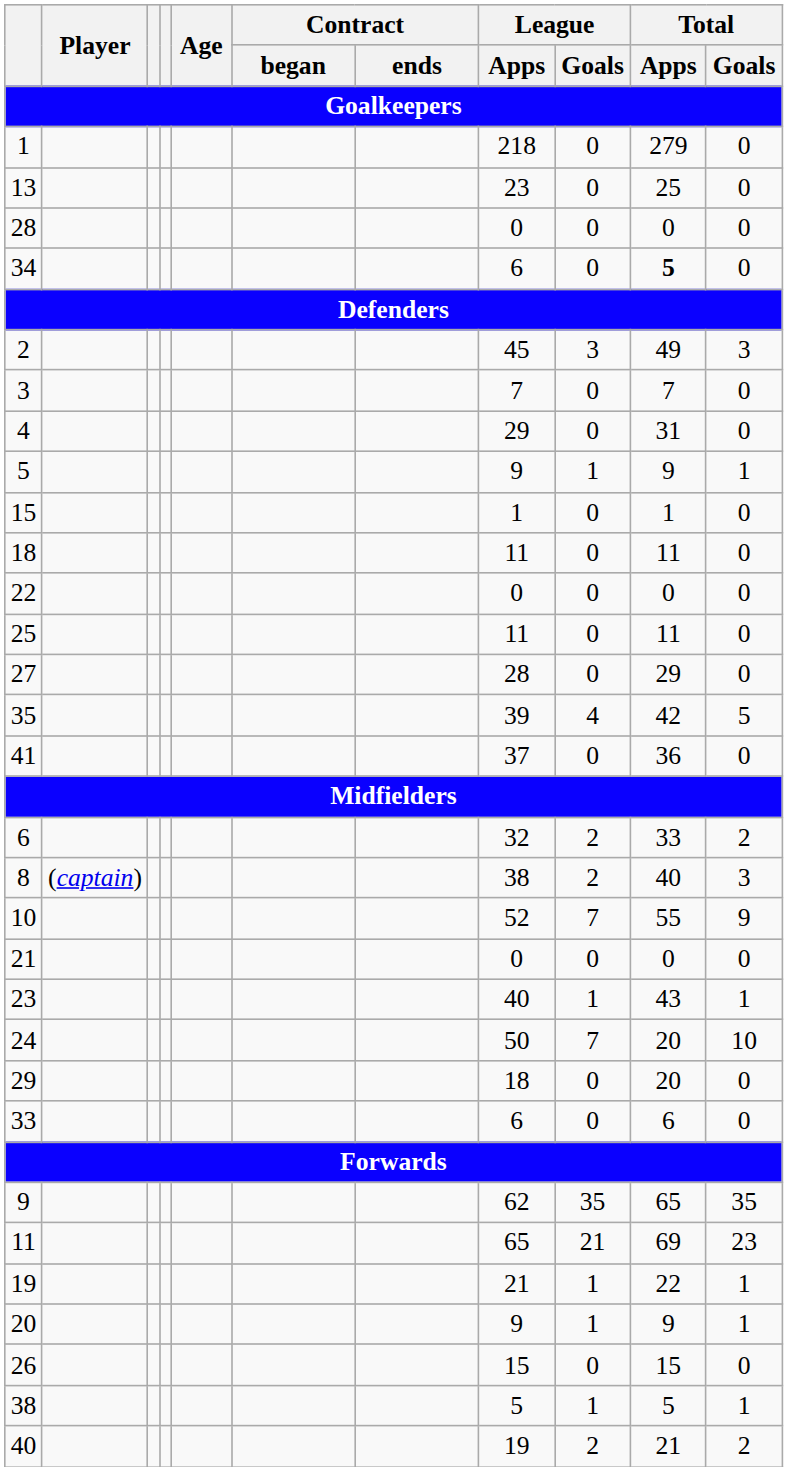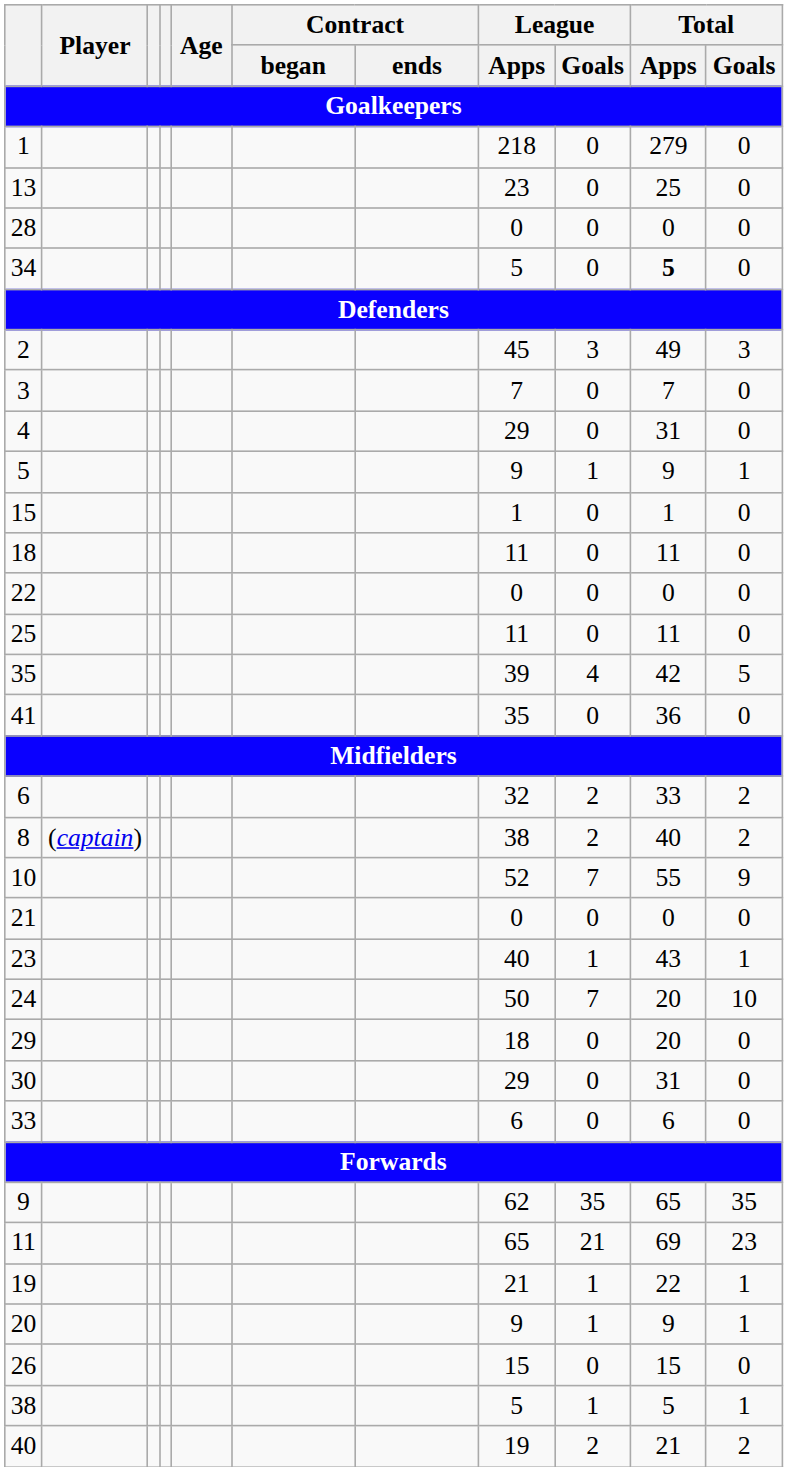(517, 268) 6 -> (517, 268) 5
- row: (24, 674)
(517, 755) 37 -> (517, 715) 35
(744, 877) 3 -> (744, 836) 2
+ row: (24, 1080)
